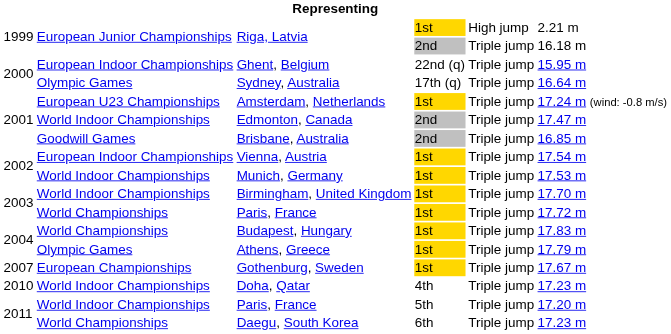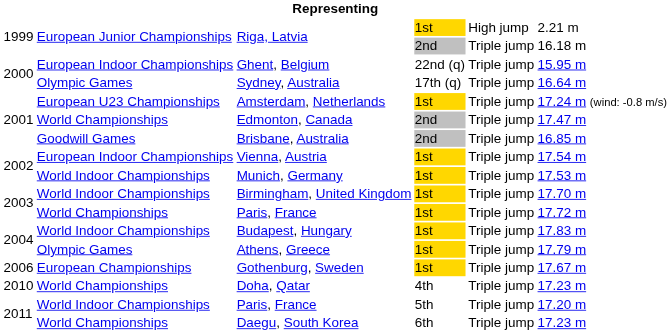(123, 120) World Indoor Championships -> (102, 120) World Championships
(102, 230) World Championships -> (123, 230) World Indoor Championships
(18, 267) 2007 -> (18, 267) 2006
(123, 286) World Indoor Championships -> (102, 286) World Championships
